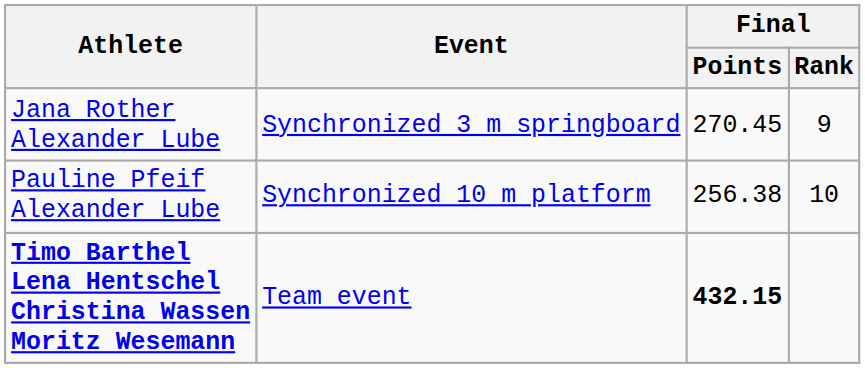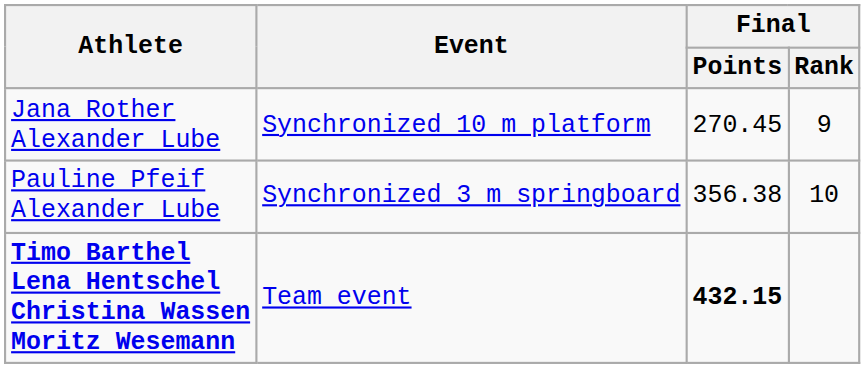(471, 124) Synchronized 3 m springboard -> (456, 124) Synchronized 10 m platform
(456, 196) Synchronized 10 m platform -> (471, 196) Synchronized 3 m springboard
(737, 196) 256.38 -> (737, 196) 356.38
